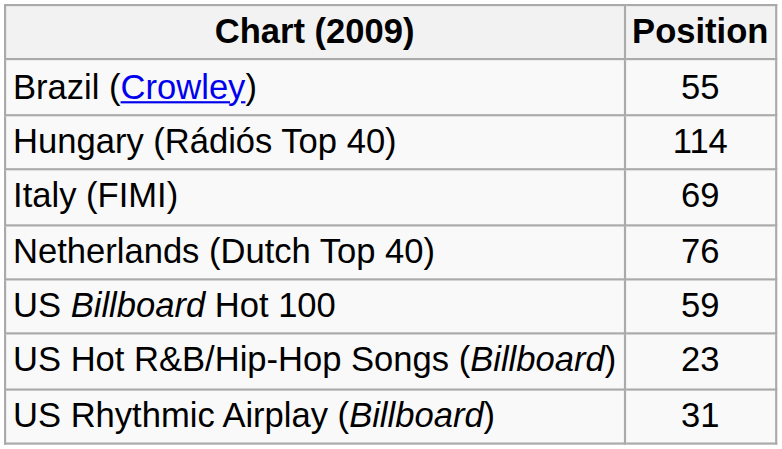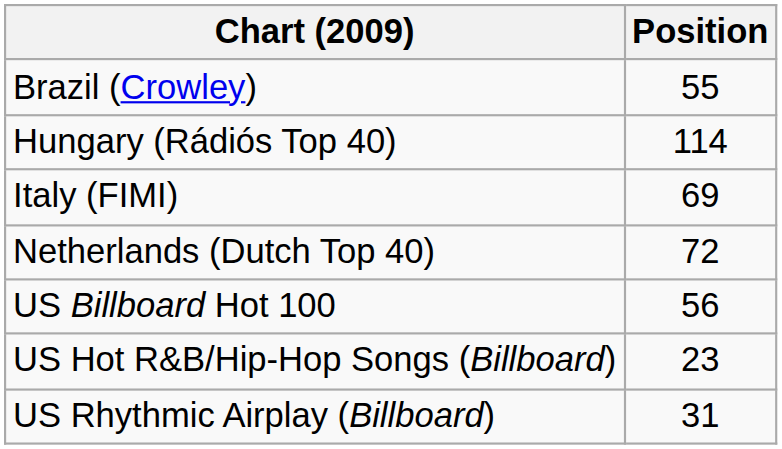(700, 251) 76 -> (700, 251) 72
(700, 305) 59 -> (700, 305) 56
